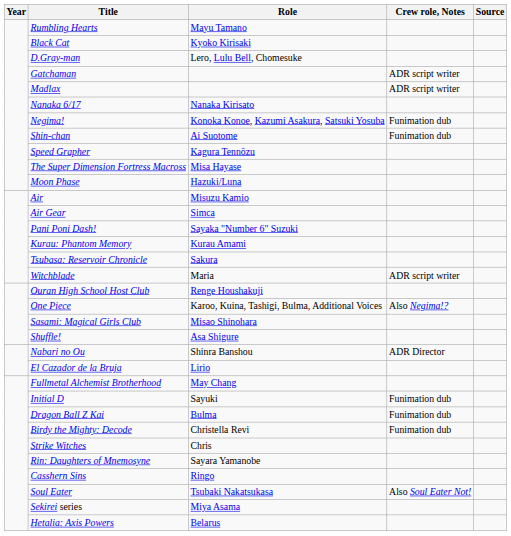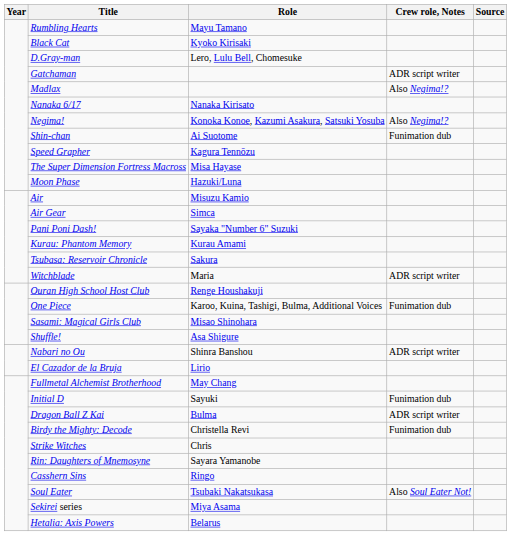(424, 89) ADR script writer -> (419, 89) Also Negima!?
(420, 120) Funimation dub -> (419, 120) Also Negima!?
(419, 306) Also Negima!? -> (420, 306) Funimation dub
(417, 352) ADR Director -> (424, 352) ADR script writer
(420, 414) Funimation dub -> (424, 414) ADR script writer
